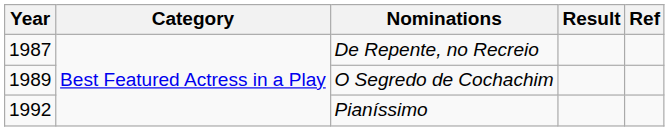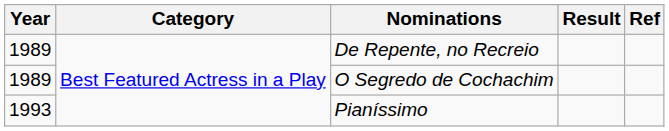(30, 49) 1987 -> (30, 49) 1989
(30, 110) 1992 -> (30, 110) 1993
